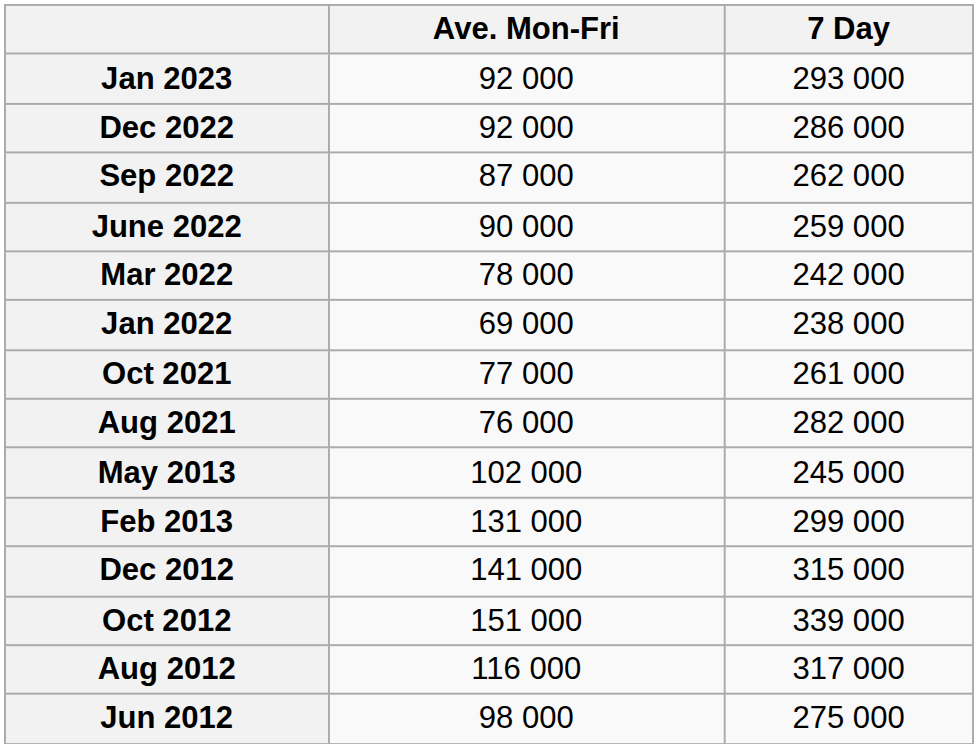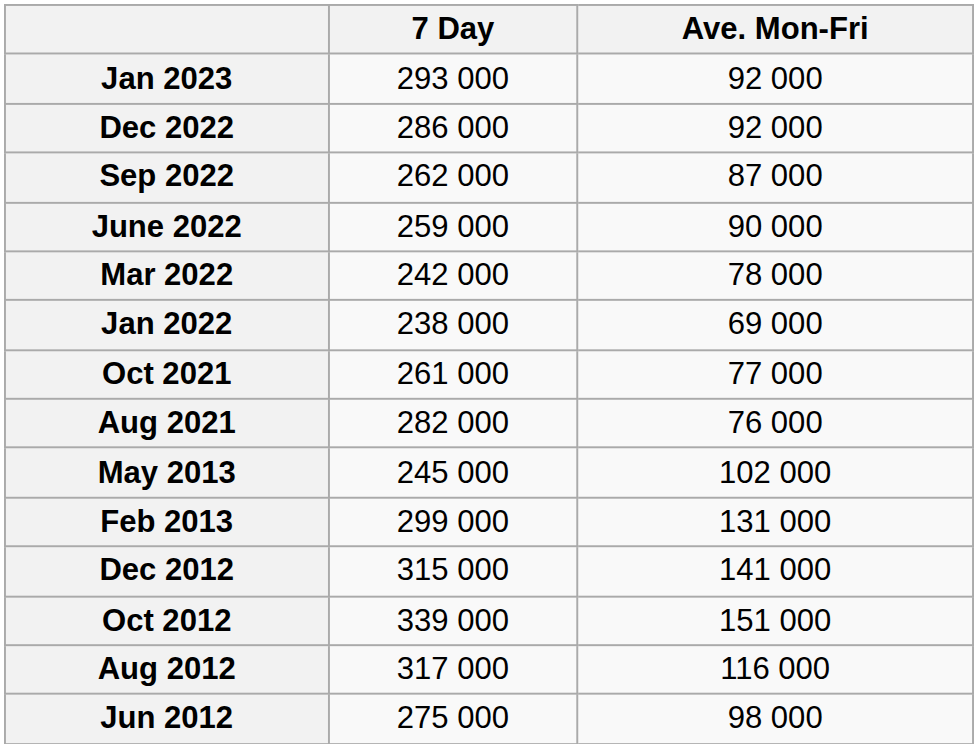columns swapped: (849, 29) <-> (526, 29)
